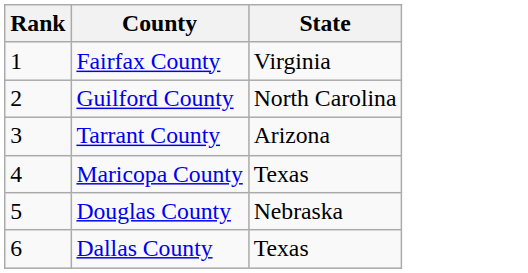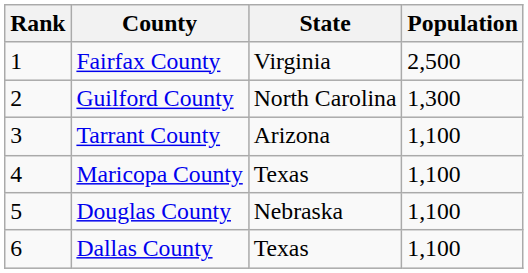+ column: (463, 23)
